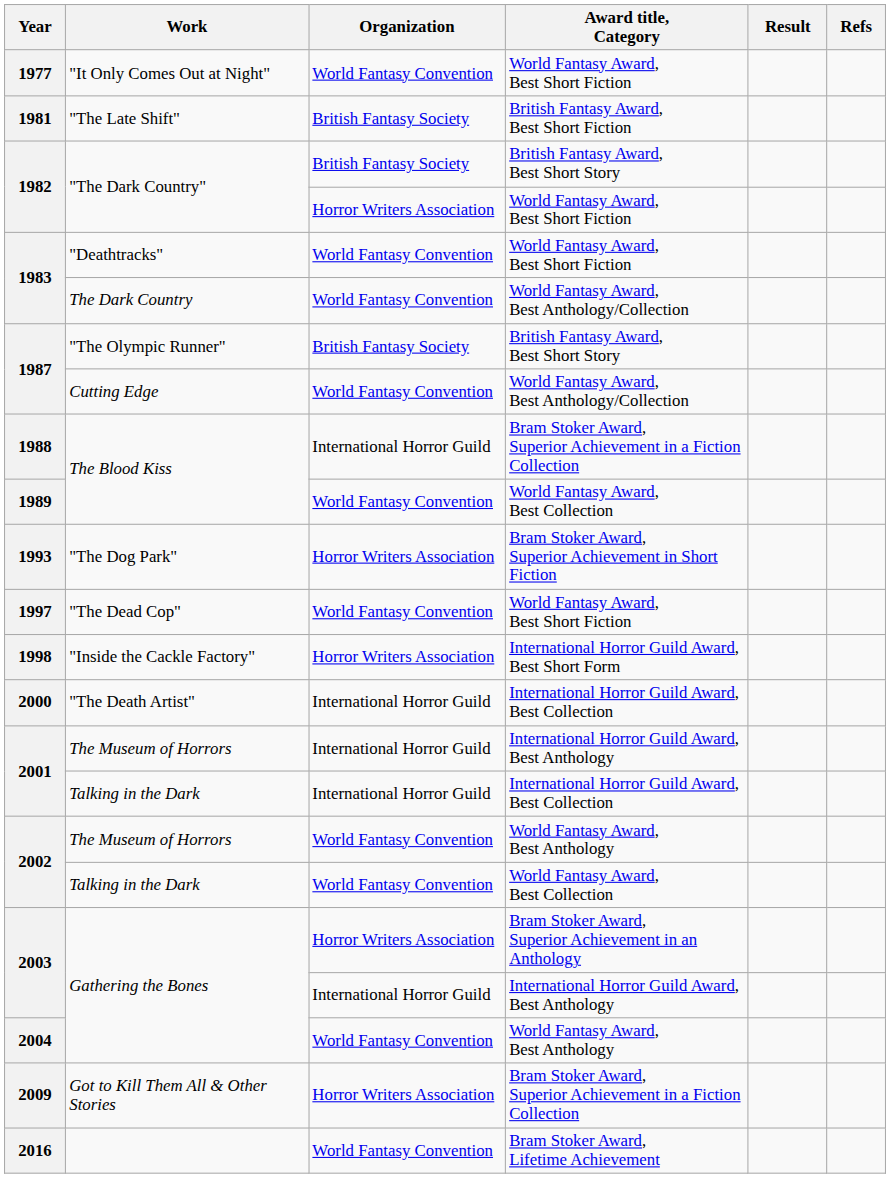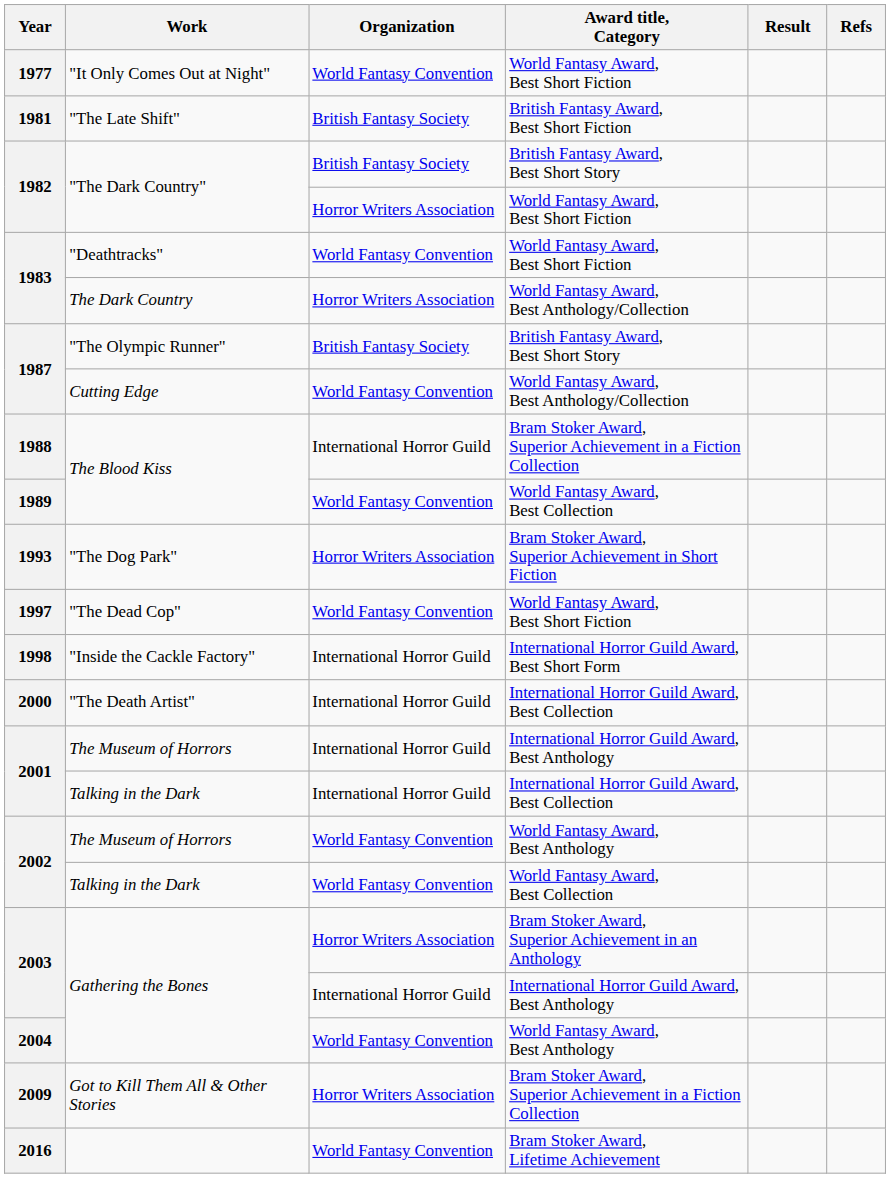(403, 300) World Fantasy Convention -> (403, 300) Horror Writers Association
(403, 657) Horror Writers Association -> (401, 657) International Horror Guild
